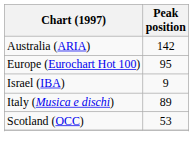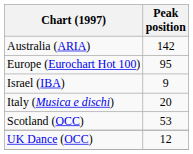(166, 102) 89 -> (166, 102) 20
+ row: (50, 139)
